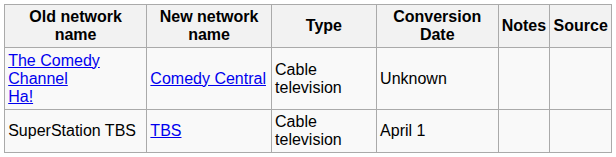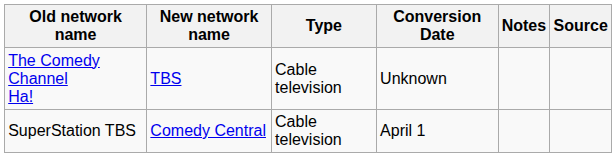(208, 78) Comedy Central -> (166, 78) TBS
(166, 130) TBS -> (208, 130) Comedy Central
